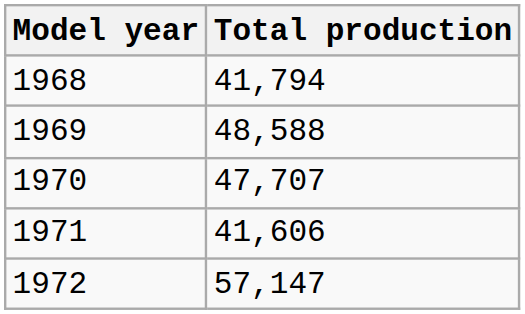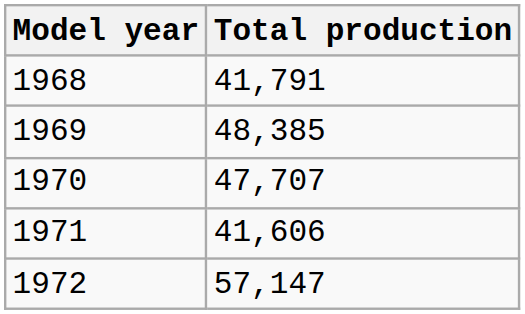(270, 81) 41,794 -> (270, 81) 41,791
(270, 132) 48,588 -> (270, 132) 48,385
